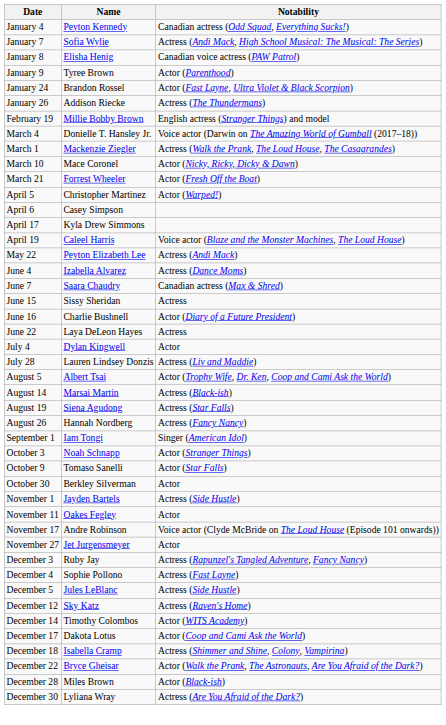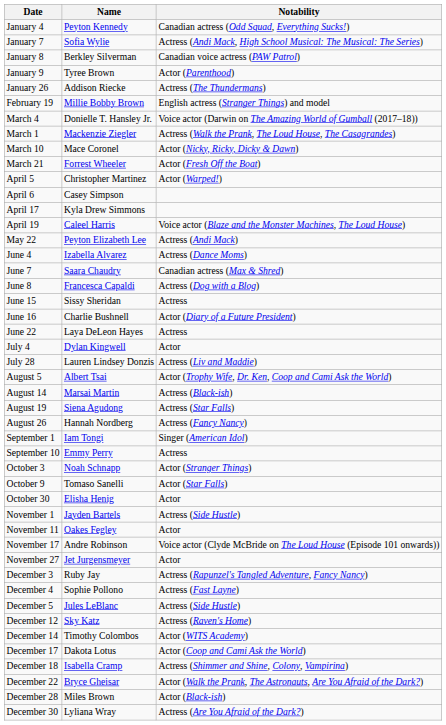(88, 57) Elisha Henig -> (100, 57) Berkley Silverman
- row: (27, 88)
+ row: (19, 286)
+ row: (33, 453)
(100, 484) Berkley Silverman -> (89, 499) Elisha Henig
